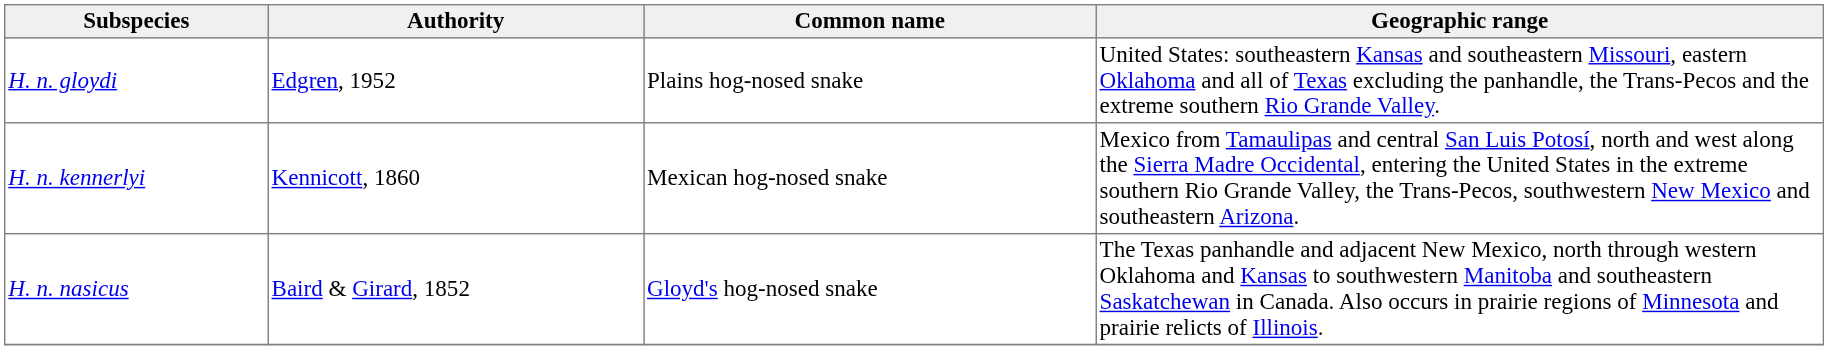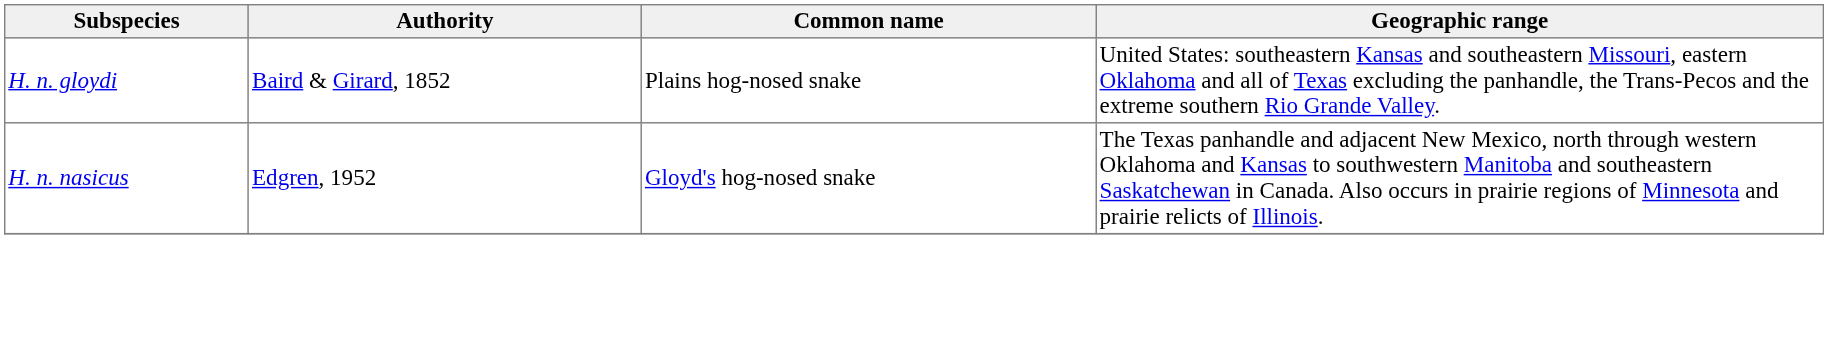(334, 80) Edgren, 1952 -> (351, 80) Baird & Girard, 1852
- row: (77, 178)
(371, 288) Baird & Girard, 1852 -> (314, 178) Edgren, 1952
